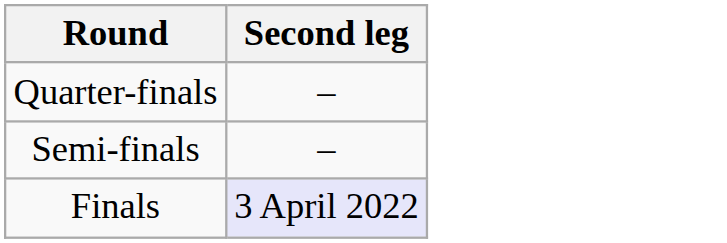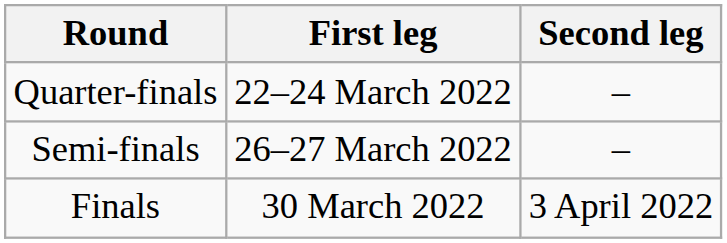+ column: (373, 33)
(326, 206) lavender background -> (621, 206) no background
